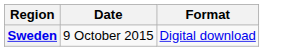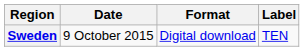+ column: (279, 14)
